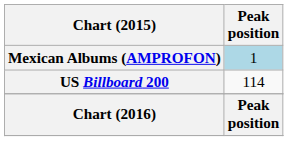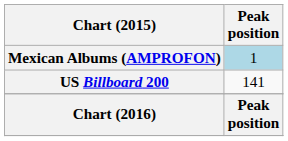(254, 81) 114 -> (254, 81) 141
